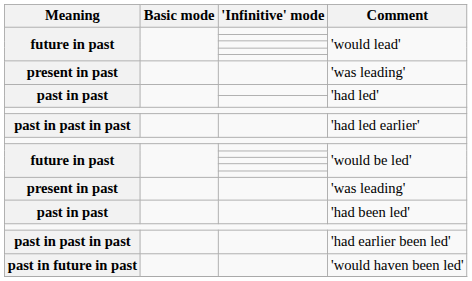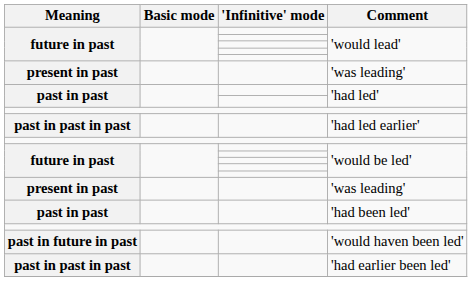rows swapped: (72, 264) <-> (72, 241)
